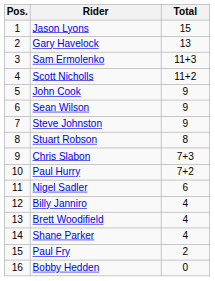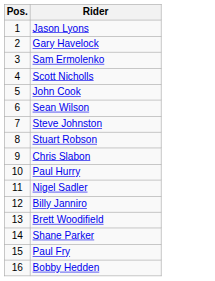- column: (185, 12)
